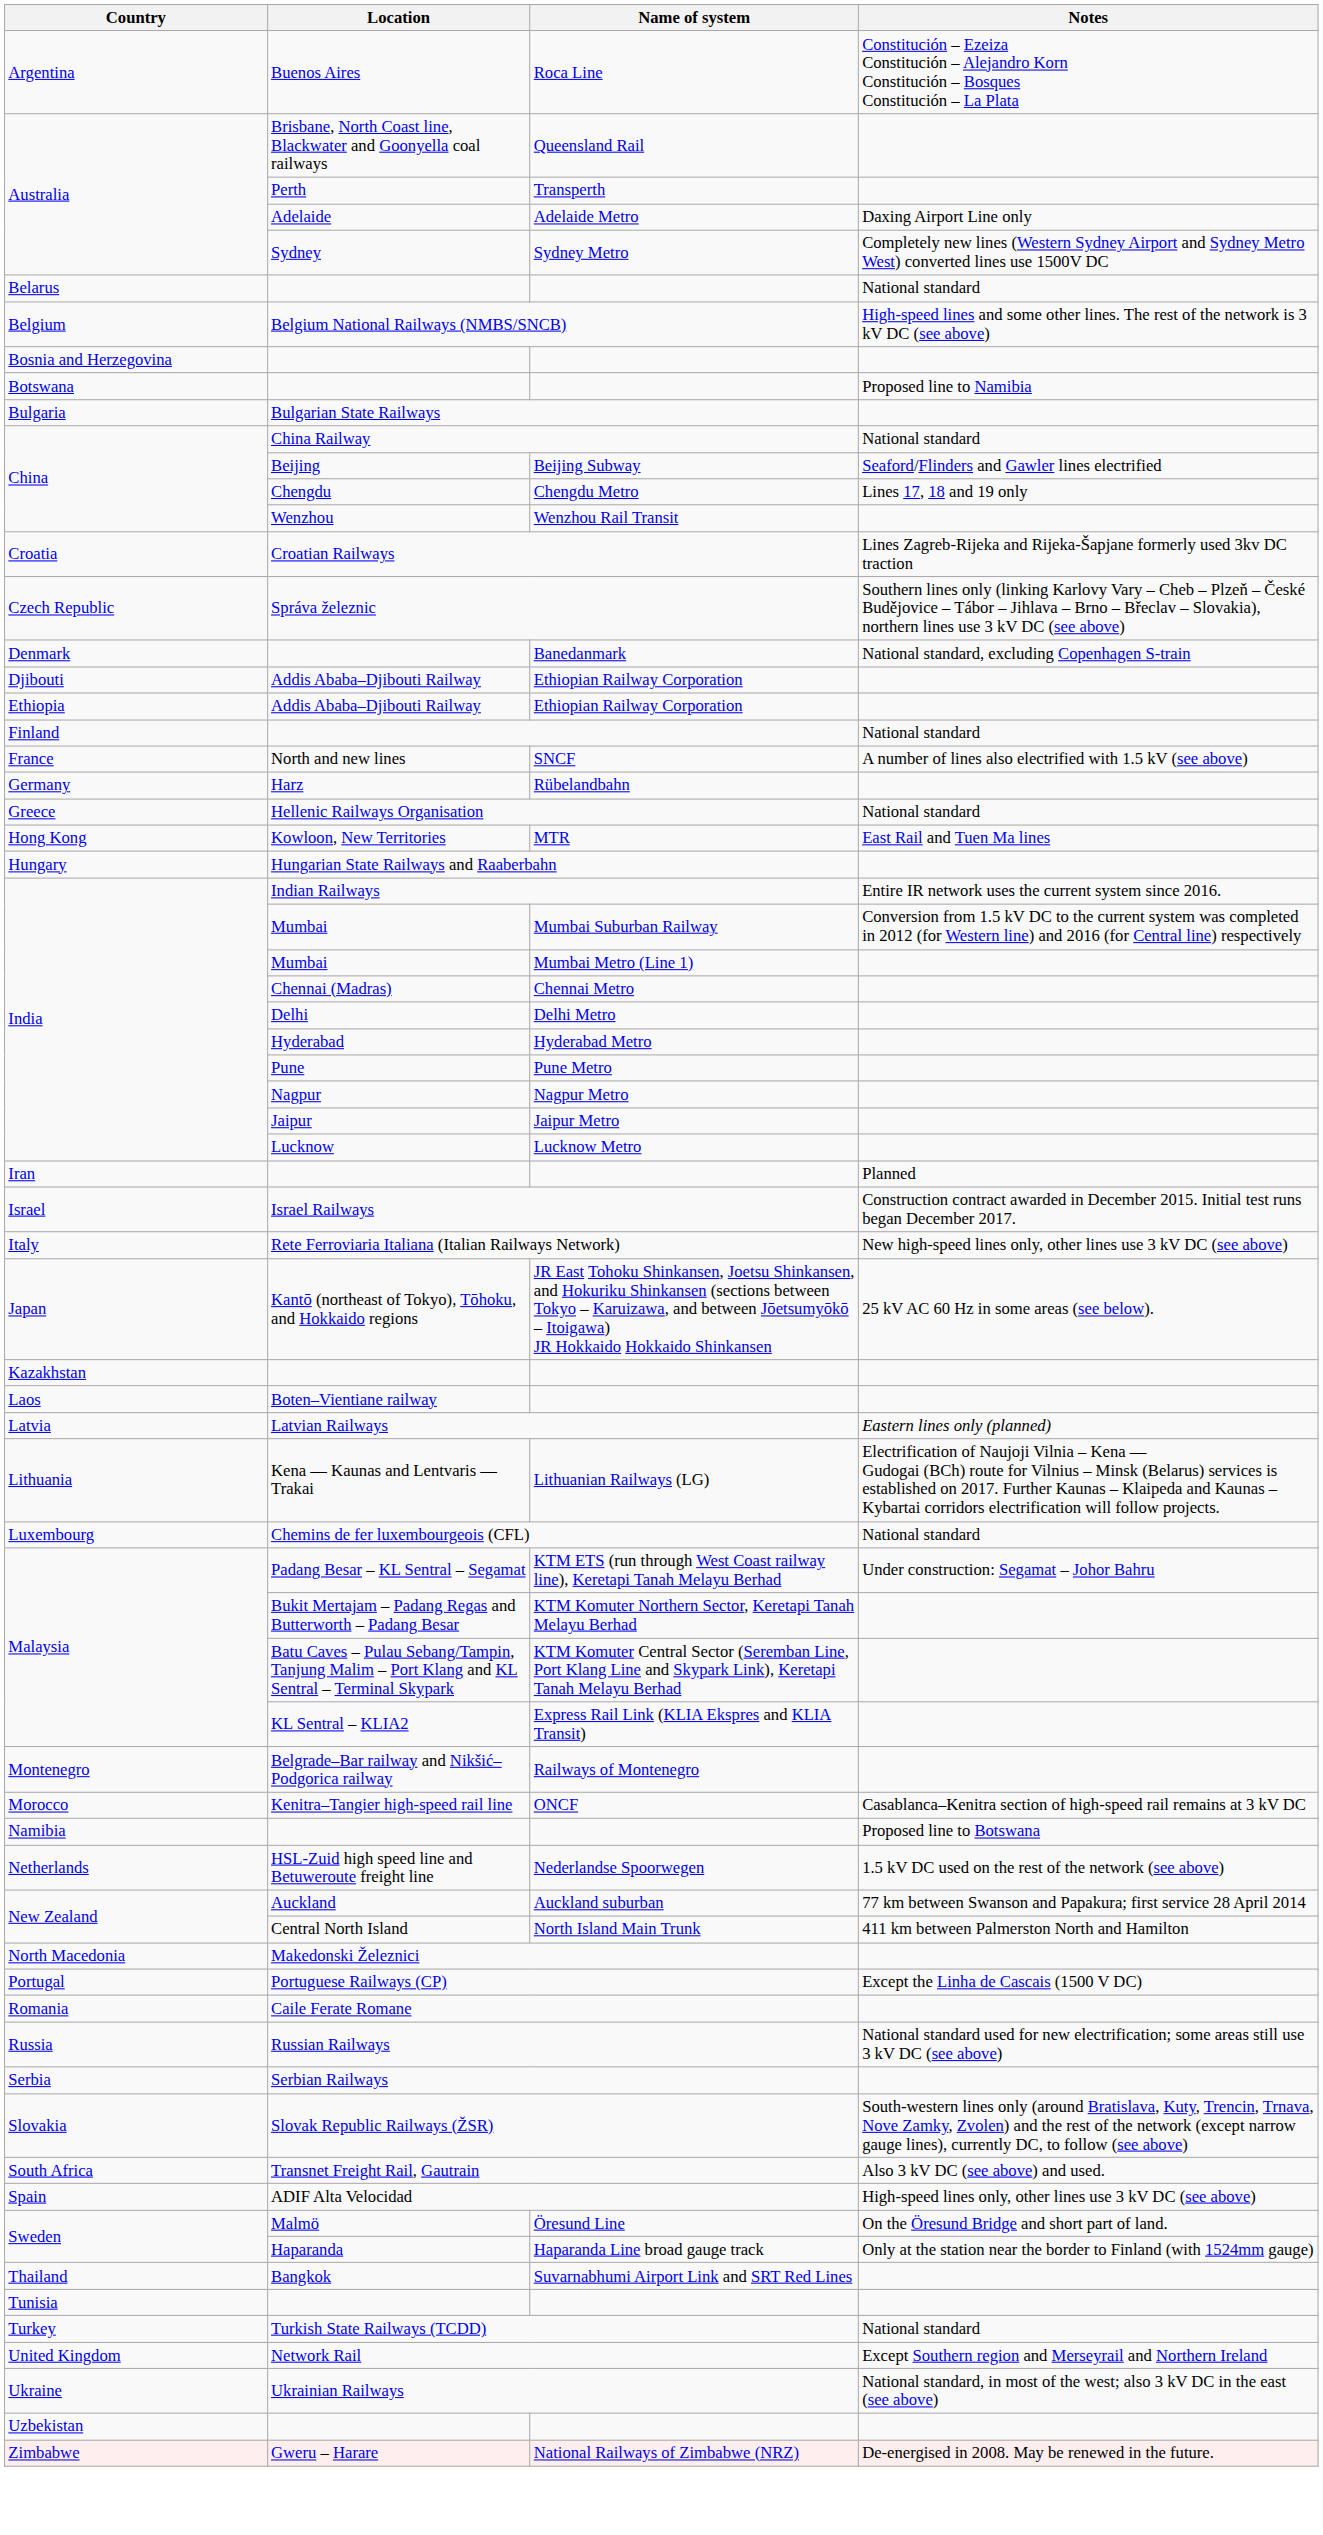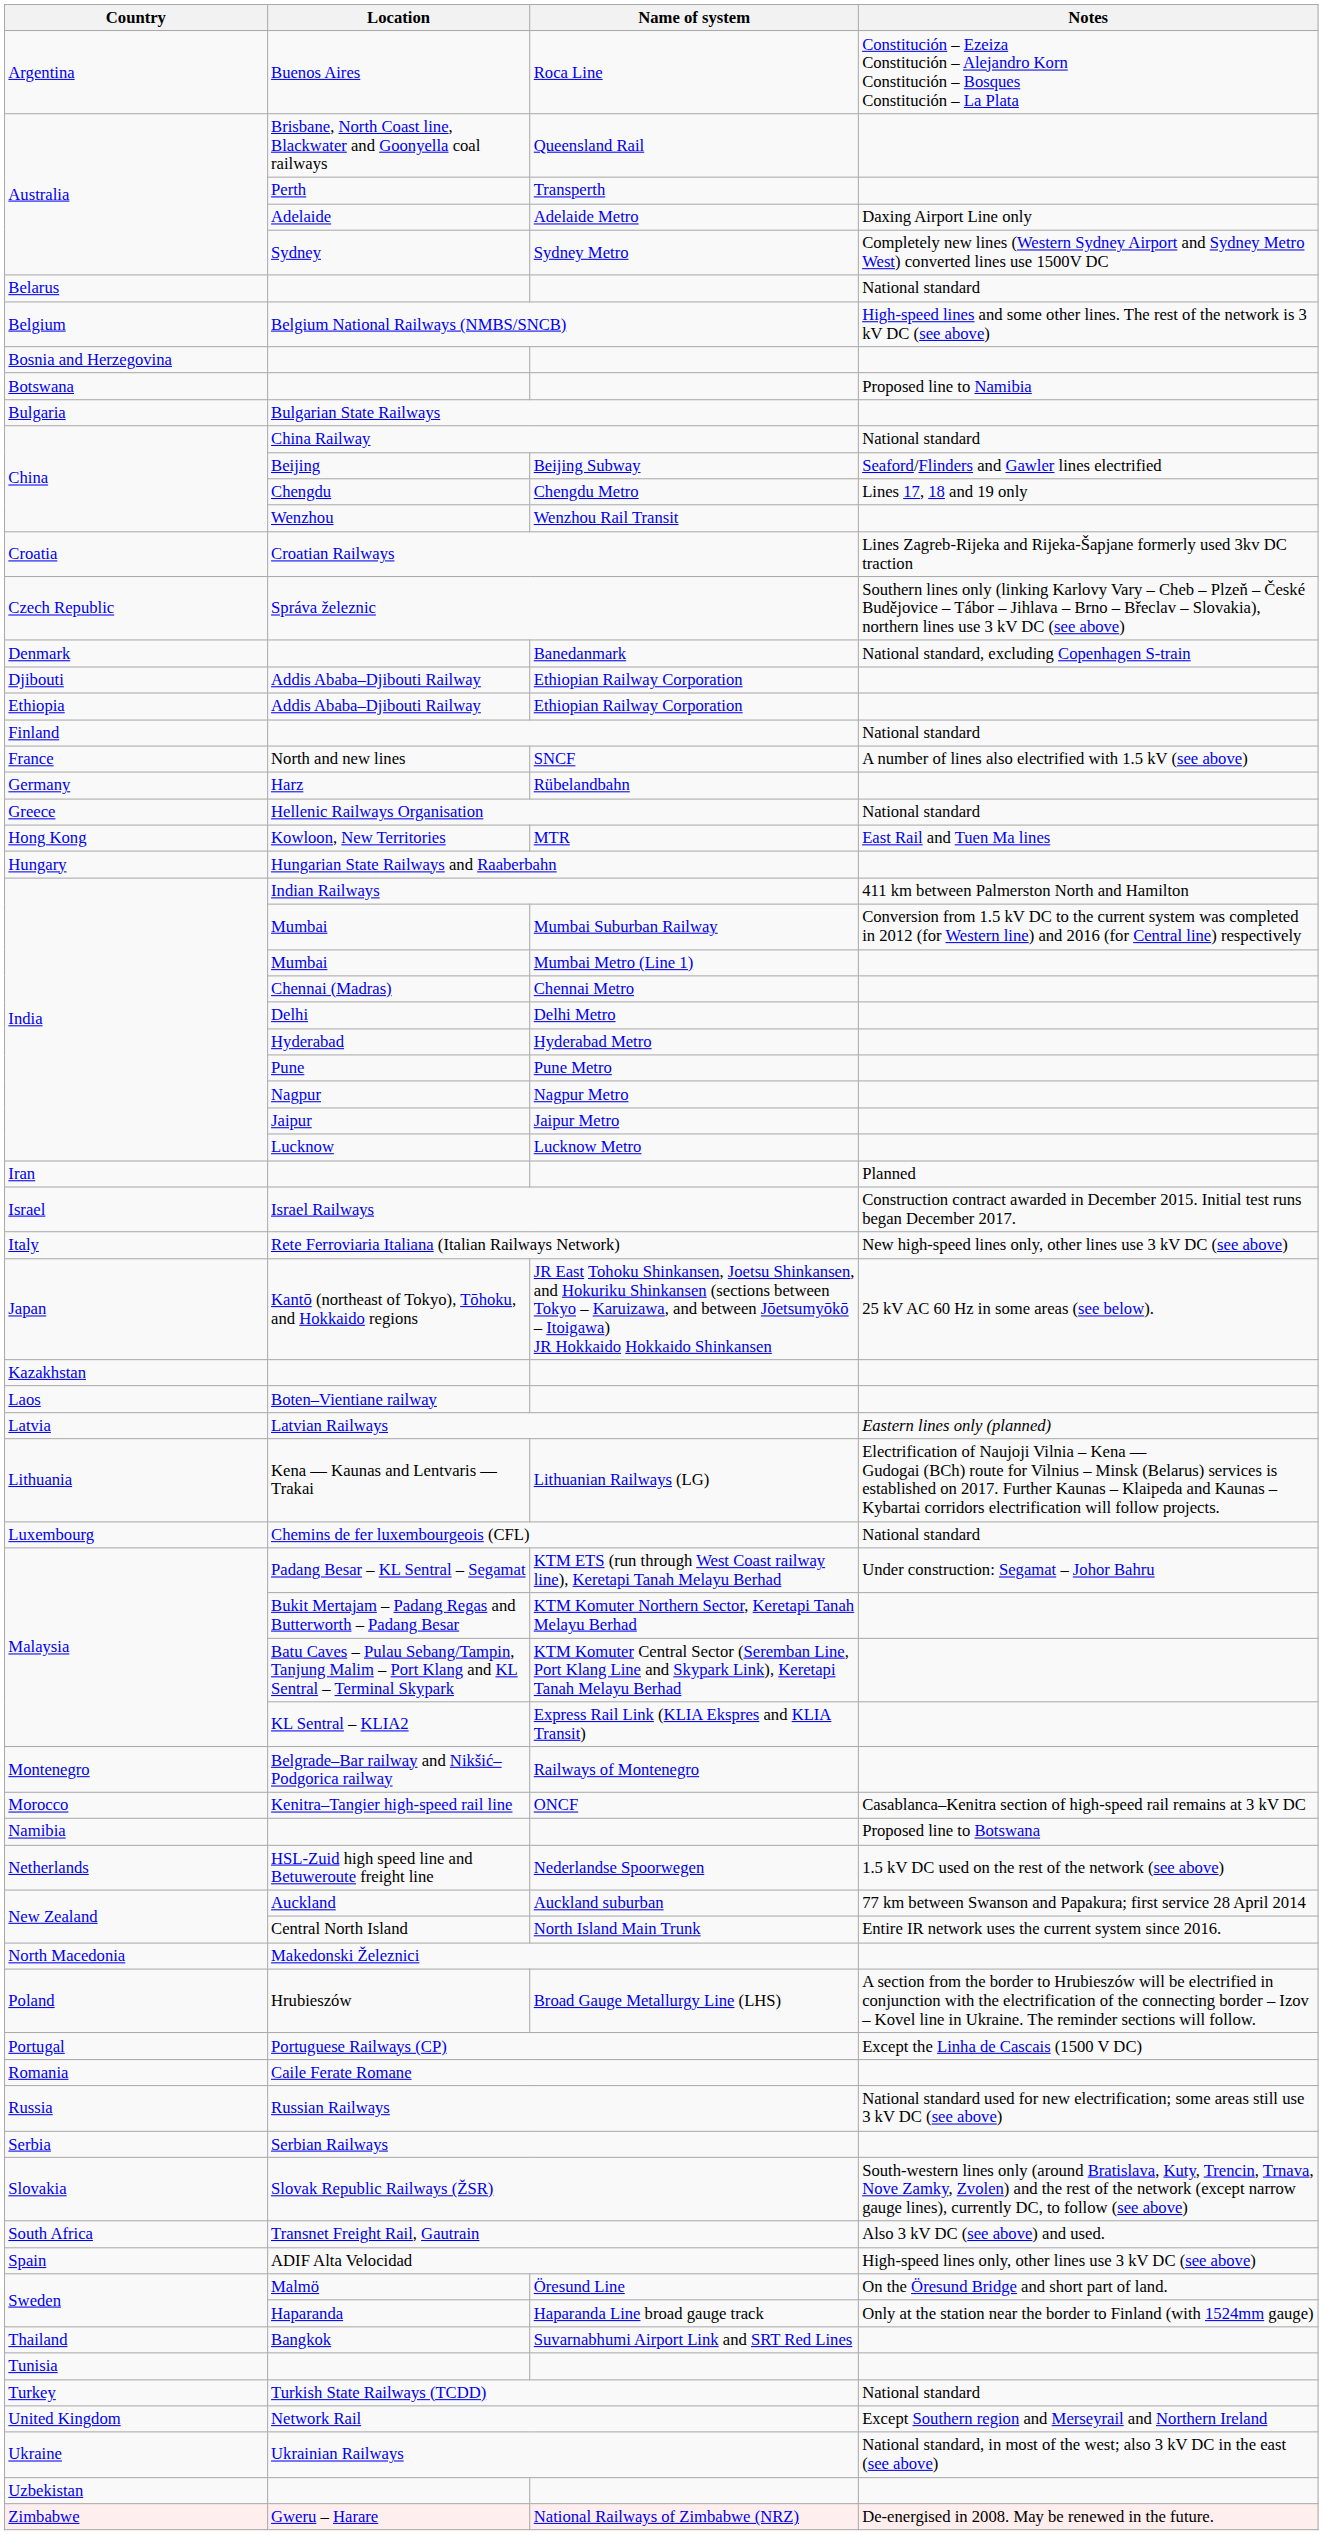(1042, 891) Entire IR network uses the current system since 2016. -> (1025, 891) 411 km between Palmerston North and Hamilton
(1025, 1929) 411 km between Palmerston North and Hamilton -> (1042, 1929) Entire IR network uses the current system since 2016.
+ row: (31, 2000)
